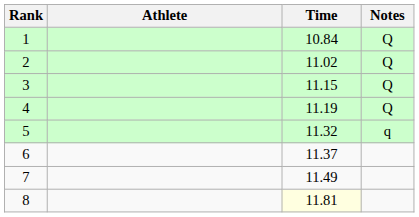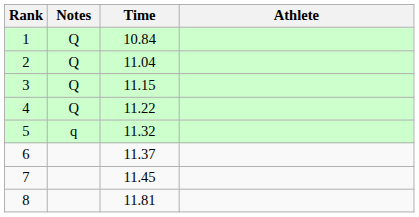columns swapped: (165, 16) <-> (387, 16)
(322, 62) 11.02 -> (140, 62) 11.04
(322, 108) 11.19 -> (140, 108) 11.22
(322, 177) 11.49 -> (140, 177) 11.45
(322, 200) lightyellow background -> (140, 200) no background
